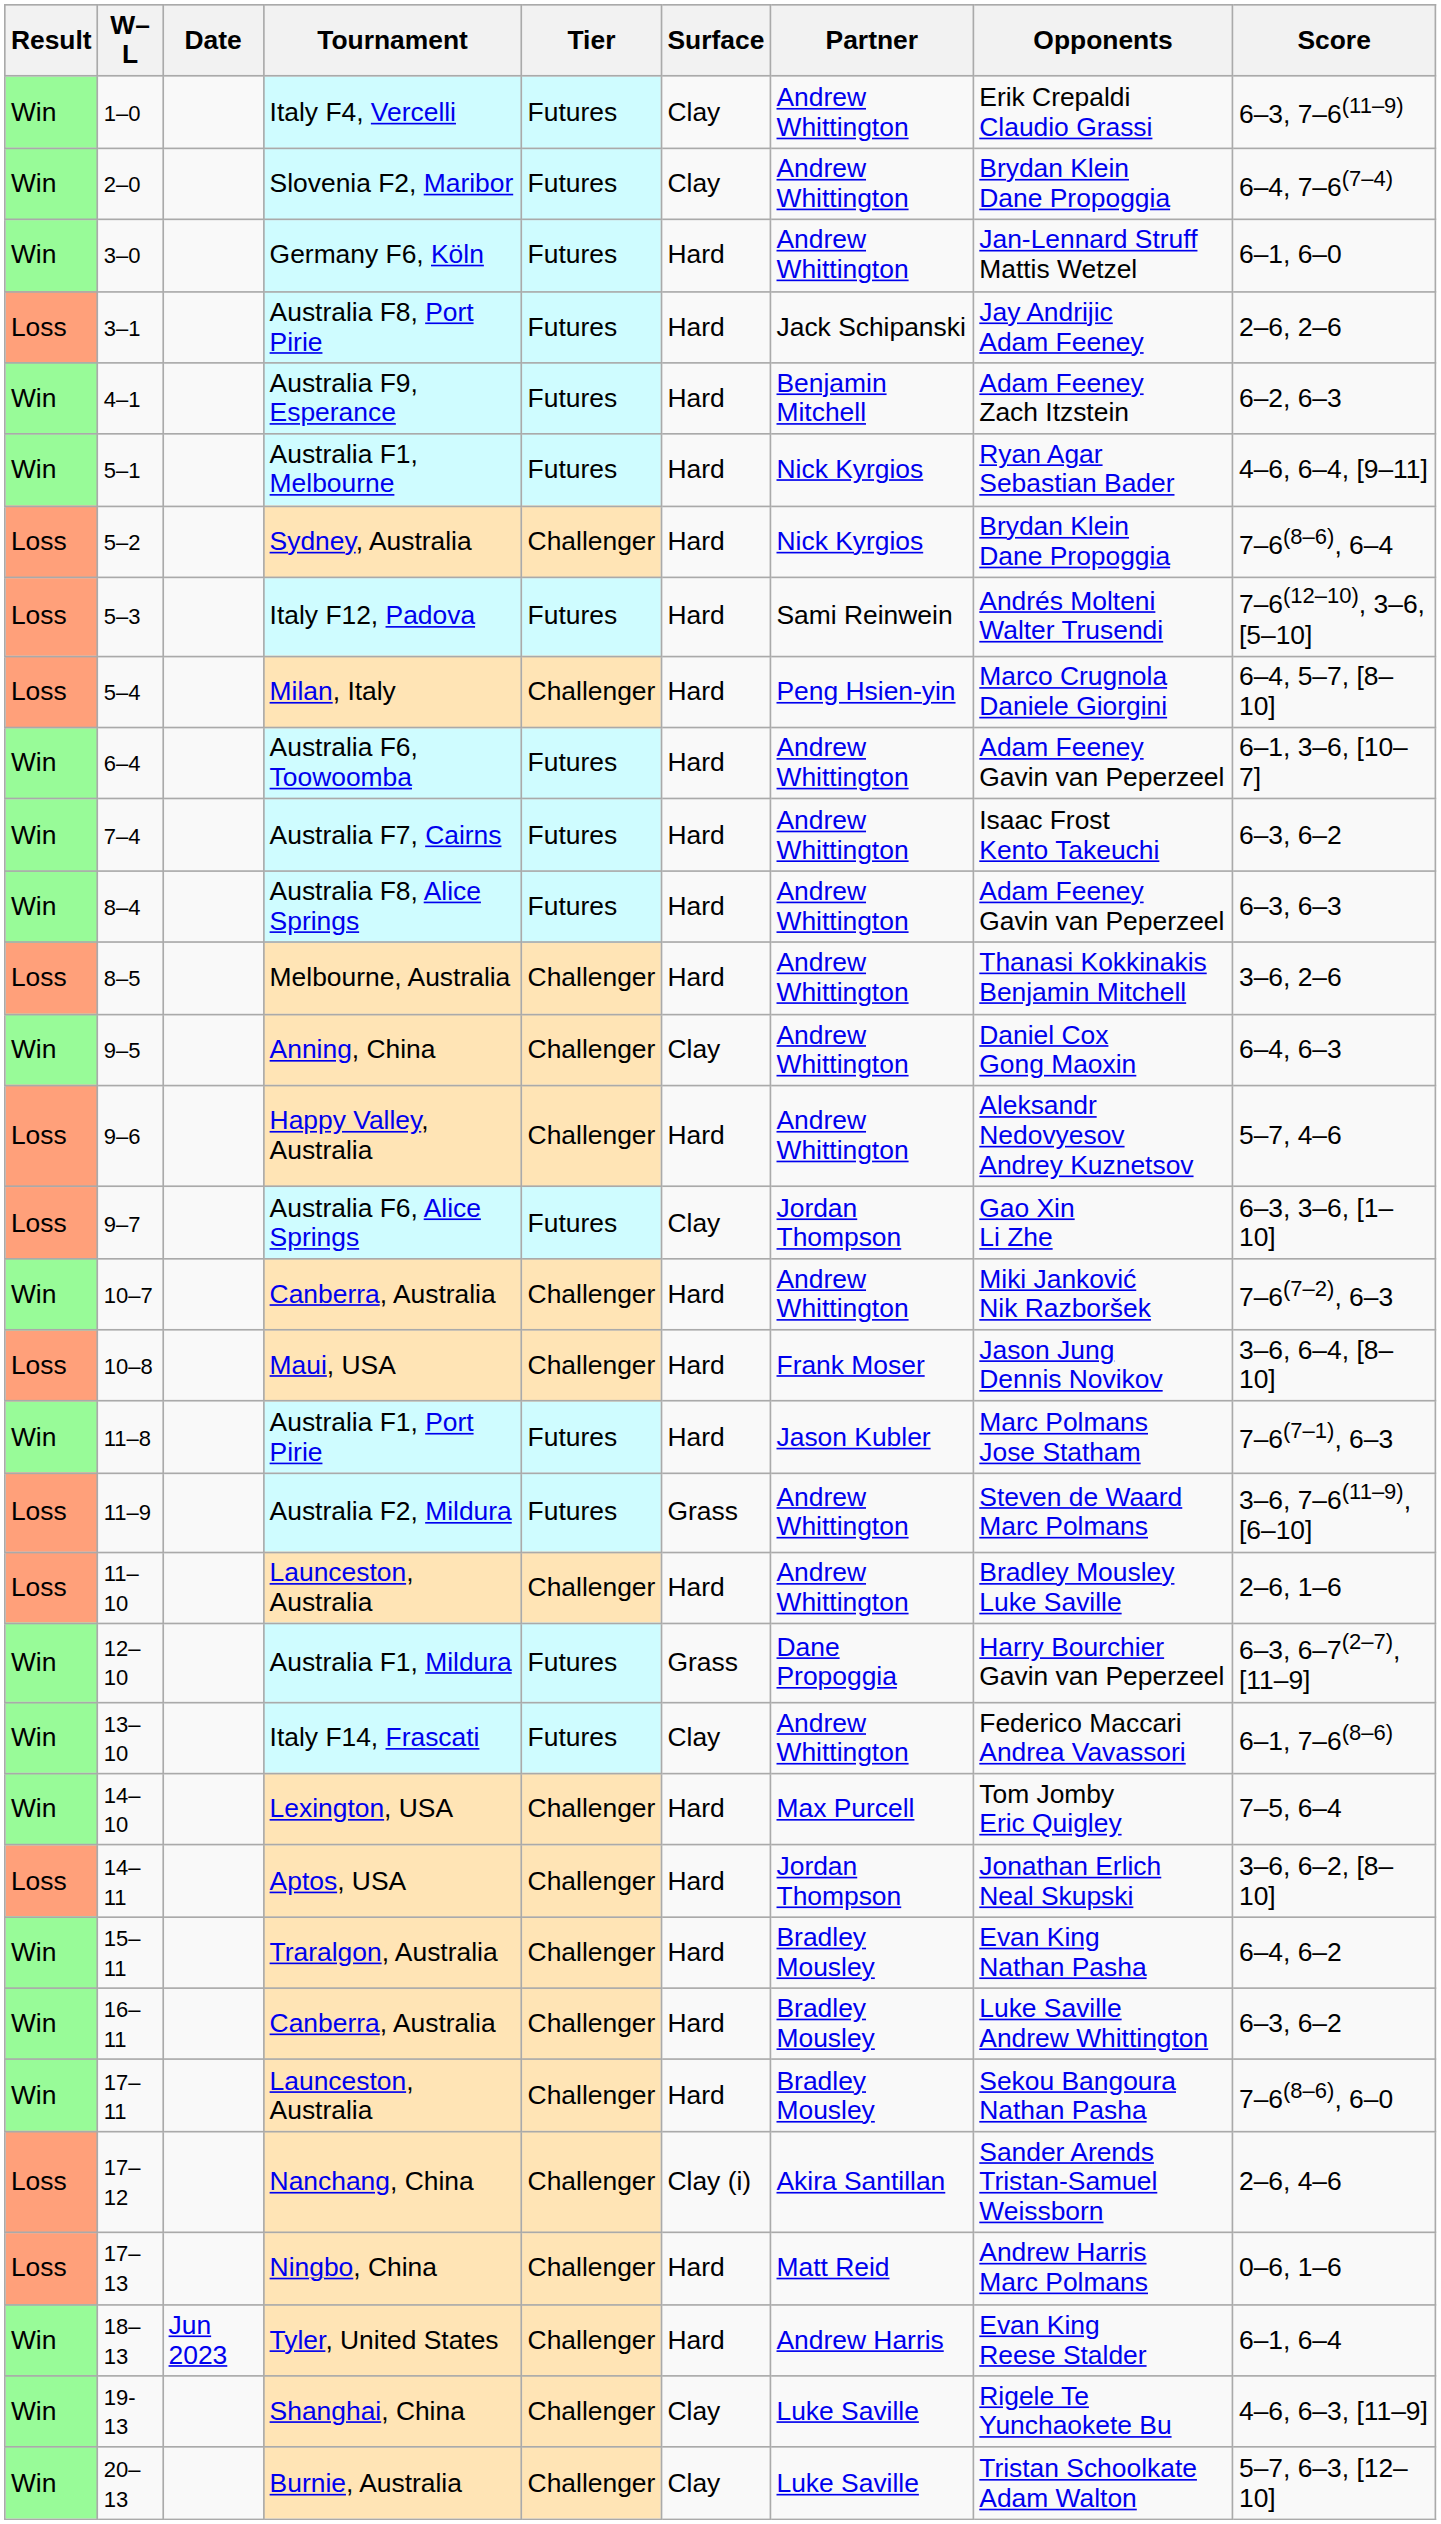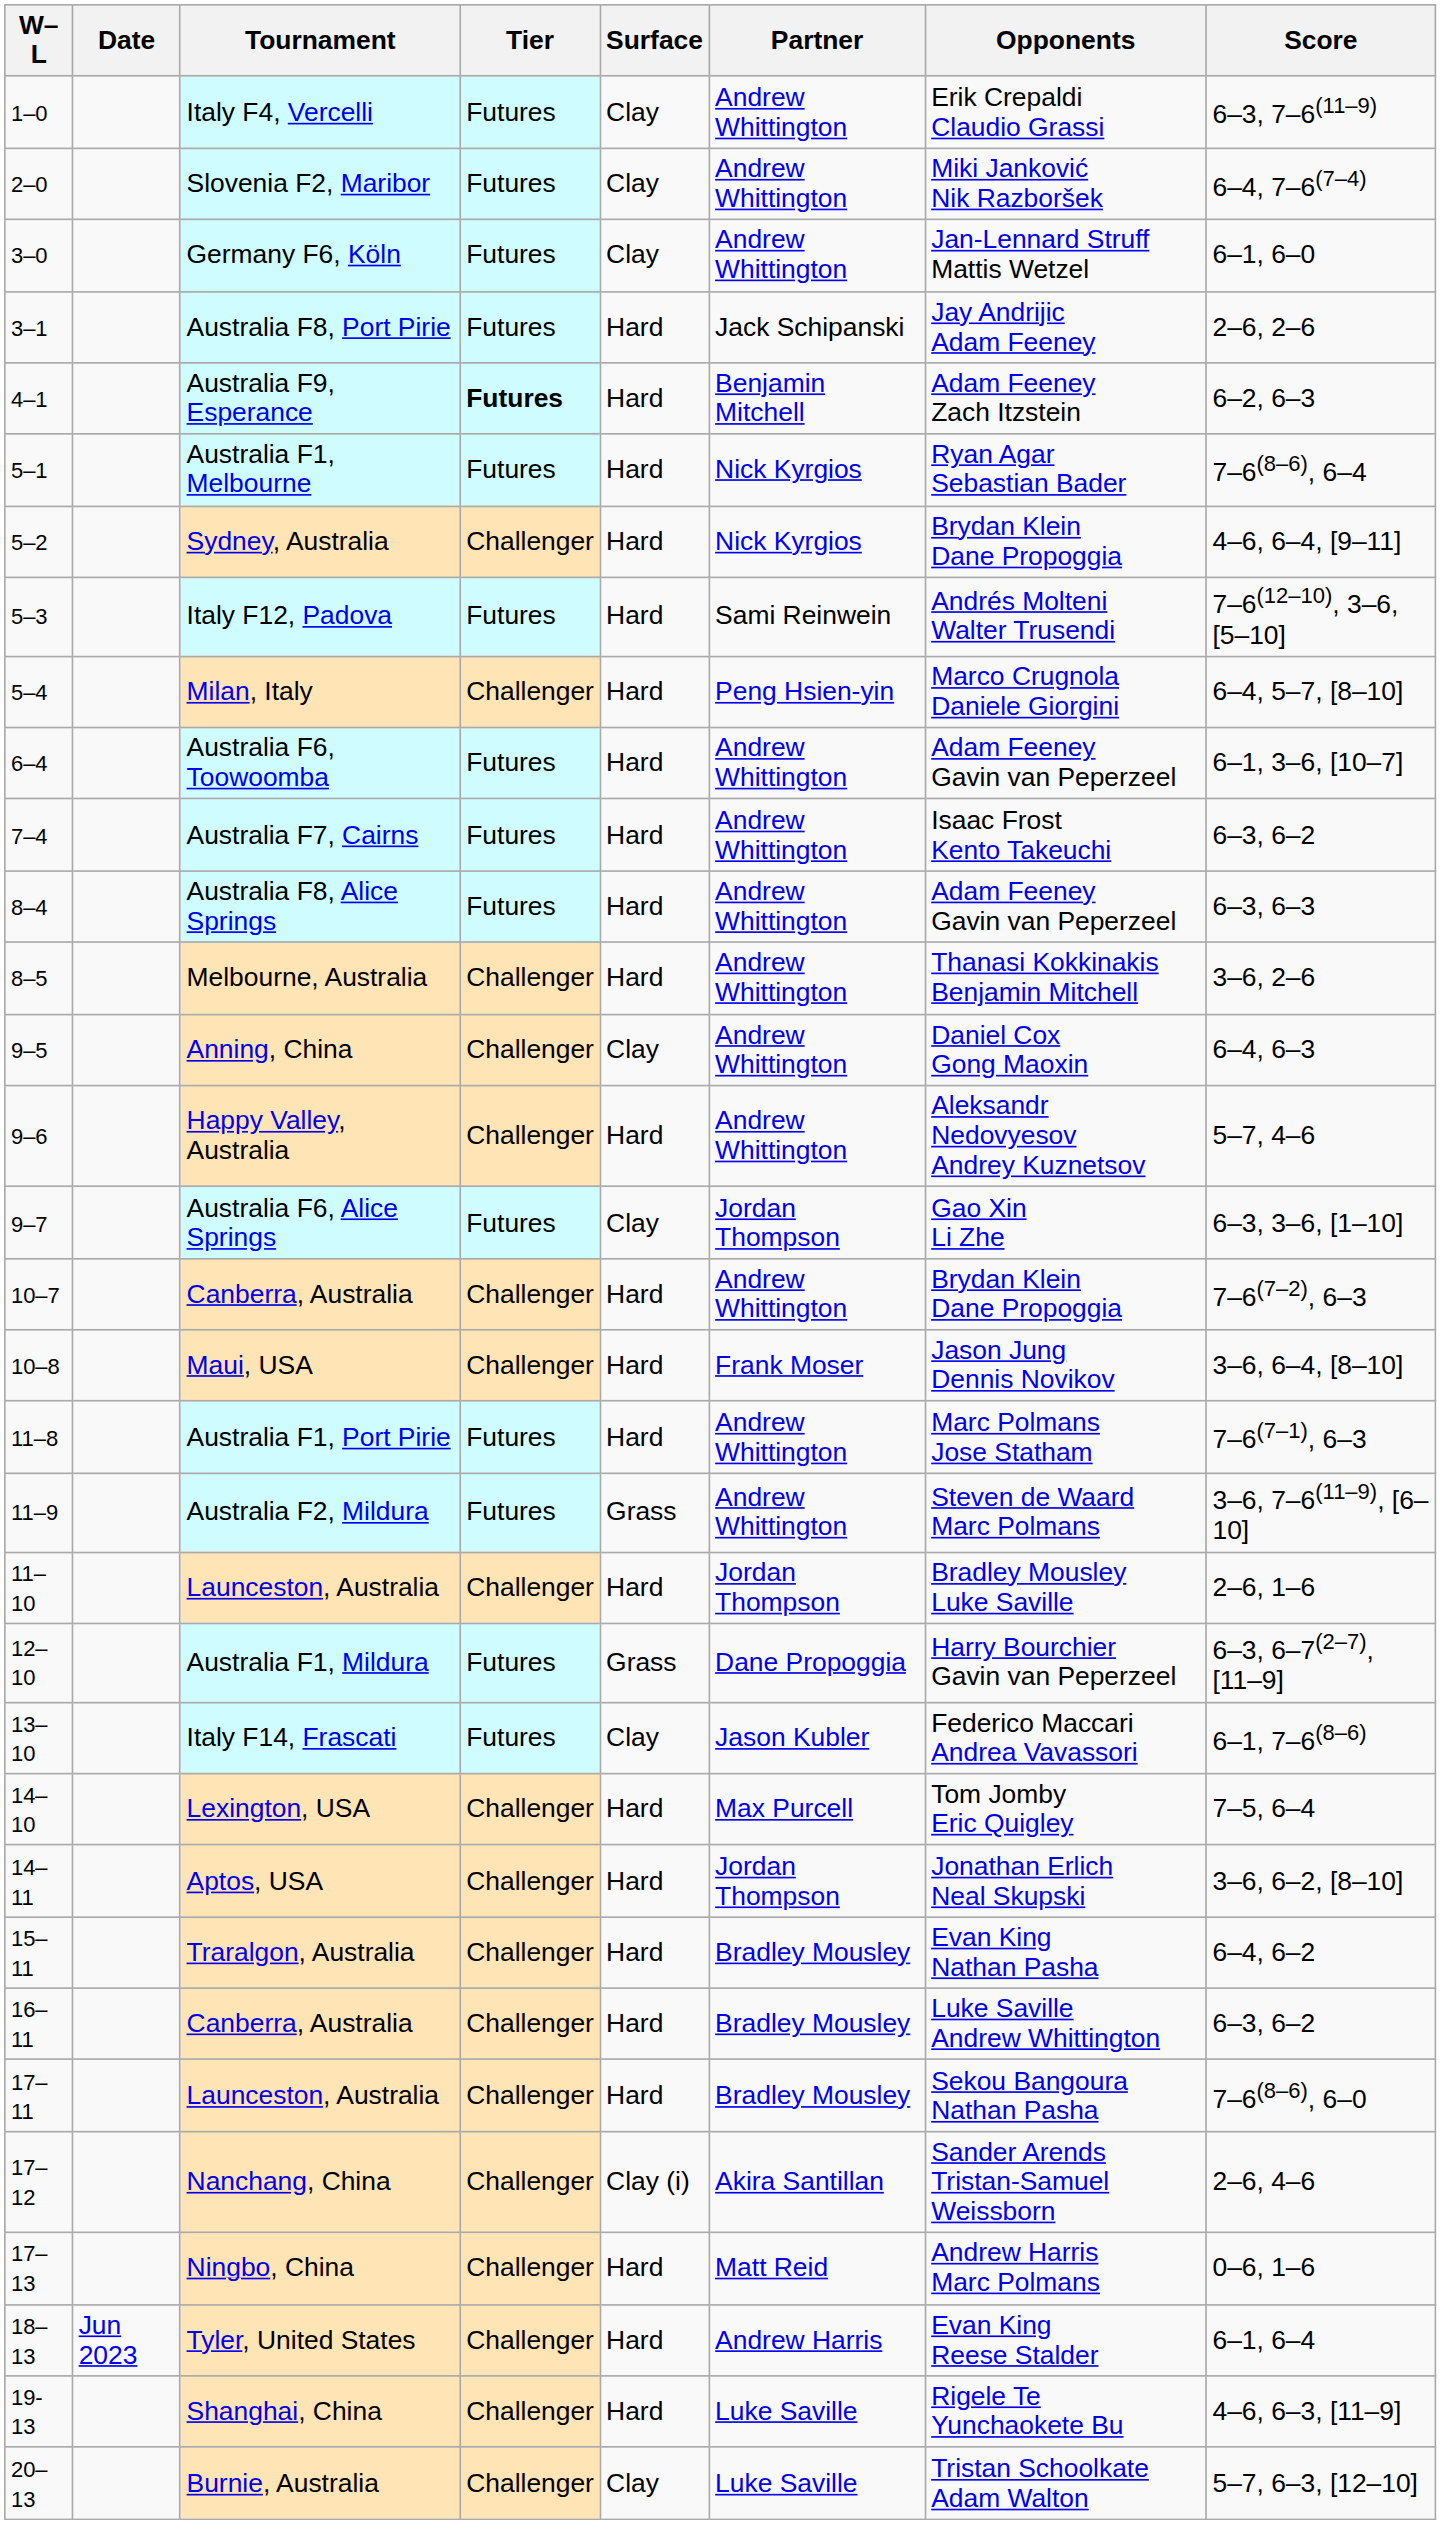- column: (51, 40)
(1075, 183) Brydan Klein Dane Propoggia -> (1017, 183) Miki Janković Nik Razboršek
(696, 254) Hard -> (633, 254) Clay
(572, 398) normal -> (515, 398) bold
(1333, 469) 4–6, 6–4, [9–11] -> (1290, 469) 7–6(8–6), 6–4
(1316, 541) 7–6(8–6), 6–4 -> (1307, 541) 4–6, 6–4, [9–11]
(1065, 1293) Miki Janković Nik Razboršek -> (1027, 1293) Brydan Klein Dane Propoggia
(854, 1436) Jason Kubler -> (781, 1436) Andrew Whittington
(843, 1587) Andrew Whittington -> (777, 1587) Jordan Thompson
(843, 1737) Andrew Whittington -> (792, 1737) Jason Kubler
(694, 2411) Clay -> (635, 2411) Hard
